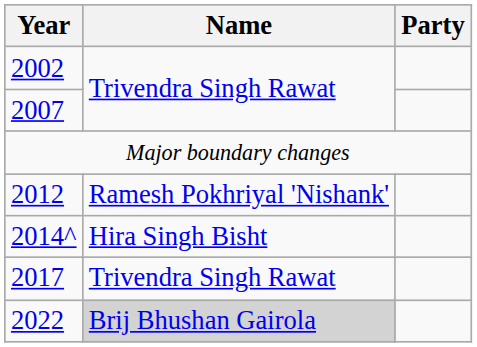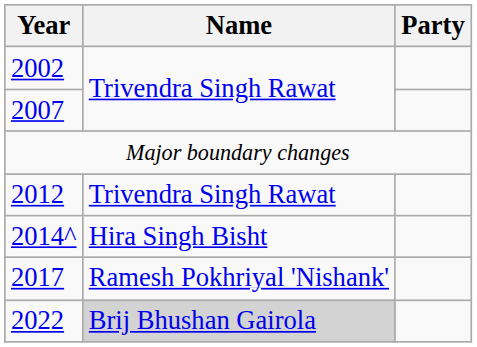(239, 194) Ramesh Pokhriyal 'Nishank' -> (212, 194) Trivendra Singh Rawat
(212, 278) Trivendra Singh Rawat -> (239, 278) Ramesh Pokhriyal 'Nishank'
